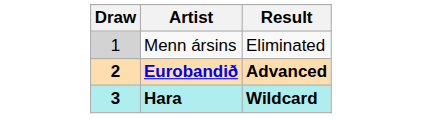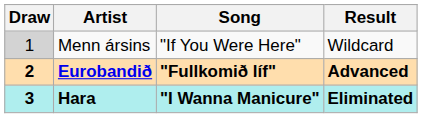+ column: (240, 17)
(286, 44) Eliminated -> (360, 44) Wildcard
(282, 98) Wildcard -> (370, 98) Eliminated
